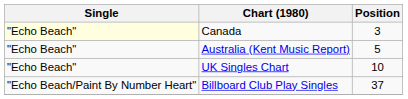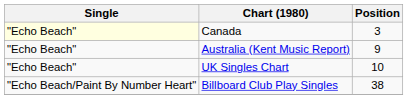(377, 49) 5 -> (377, 49) 9
(377, 85) 37 -> (377, 85) 38
